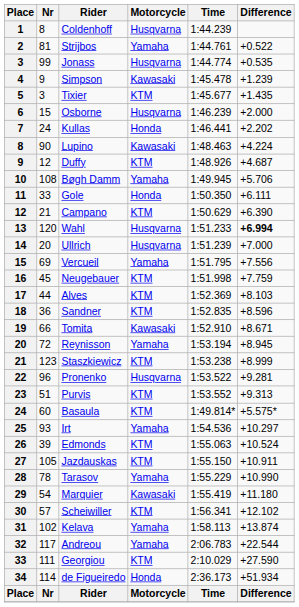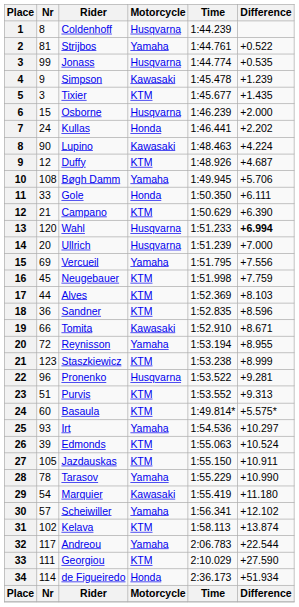(257, 345) +8.945 -> (257, 345) +8.955
(141, 511) KTM -> (150, 511) Yamaha
(150, 528) Yamaha -> (141, 528) KTM
